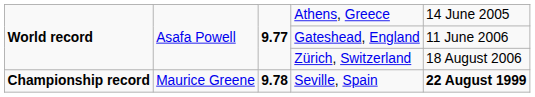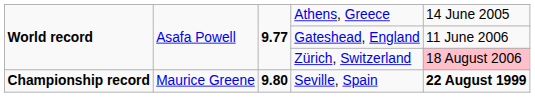(474, 59) no background -> (474, 59) pink background
(275, 80) 9.78 -> (275, 80) 9.80
